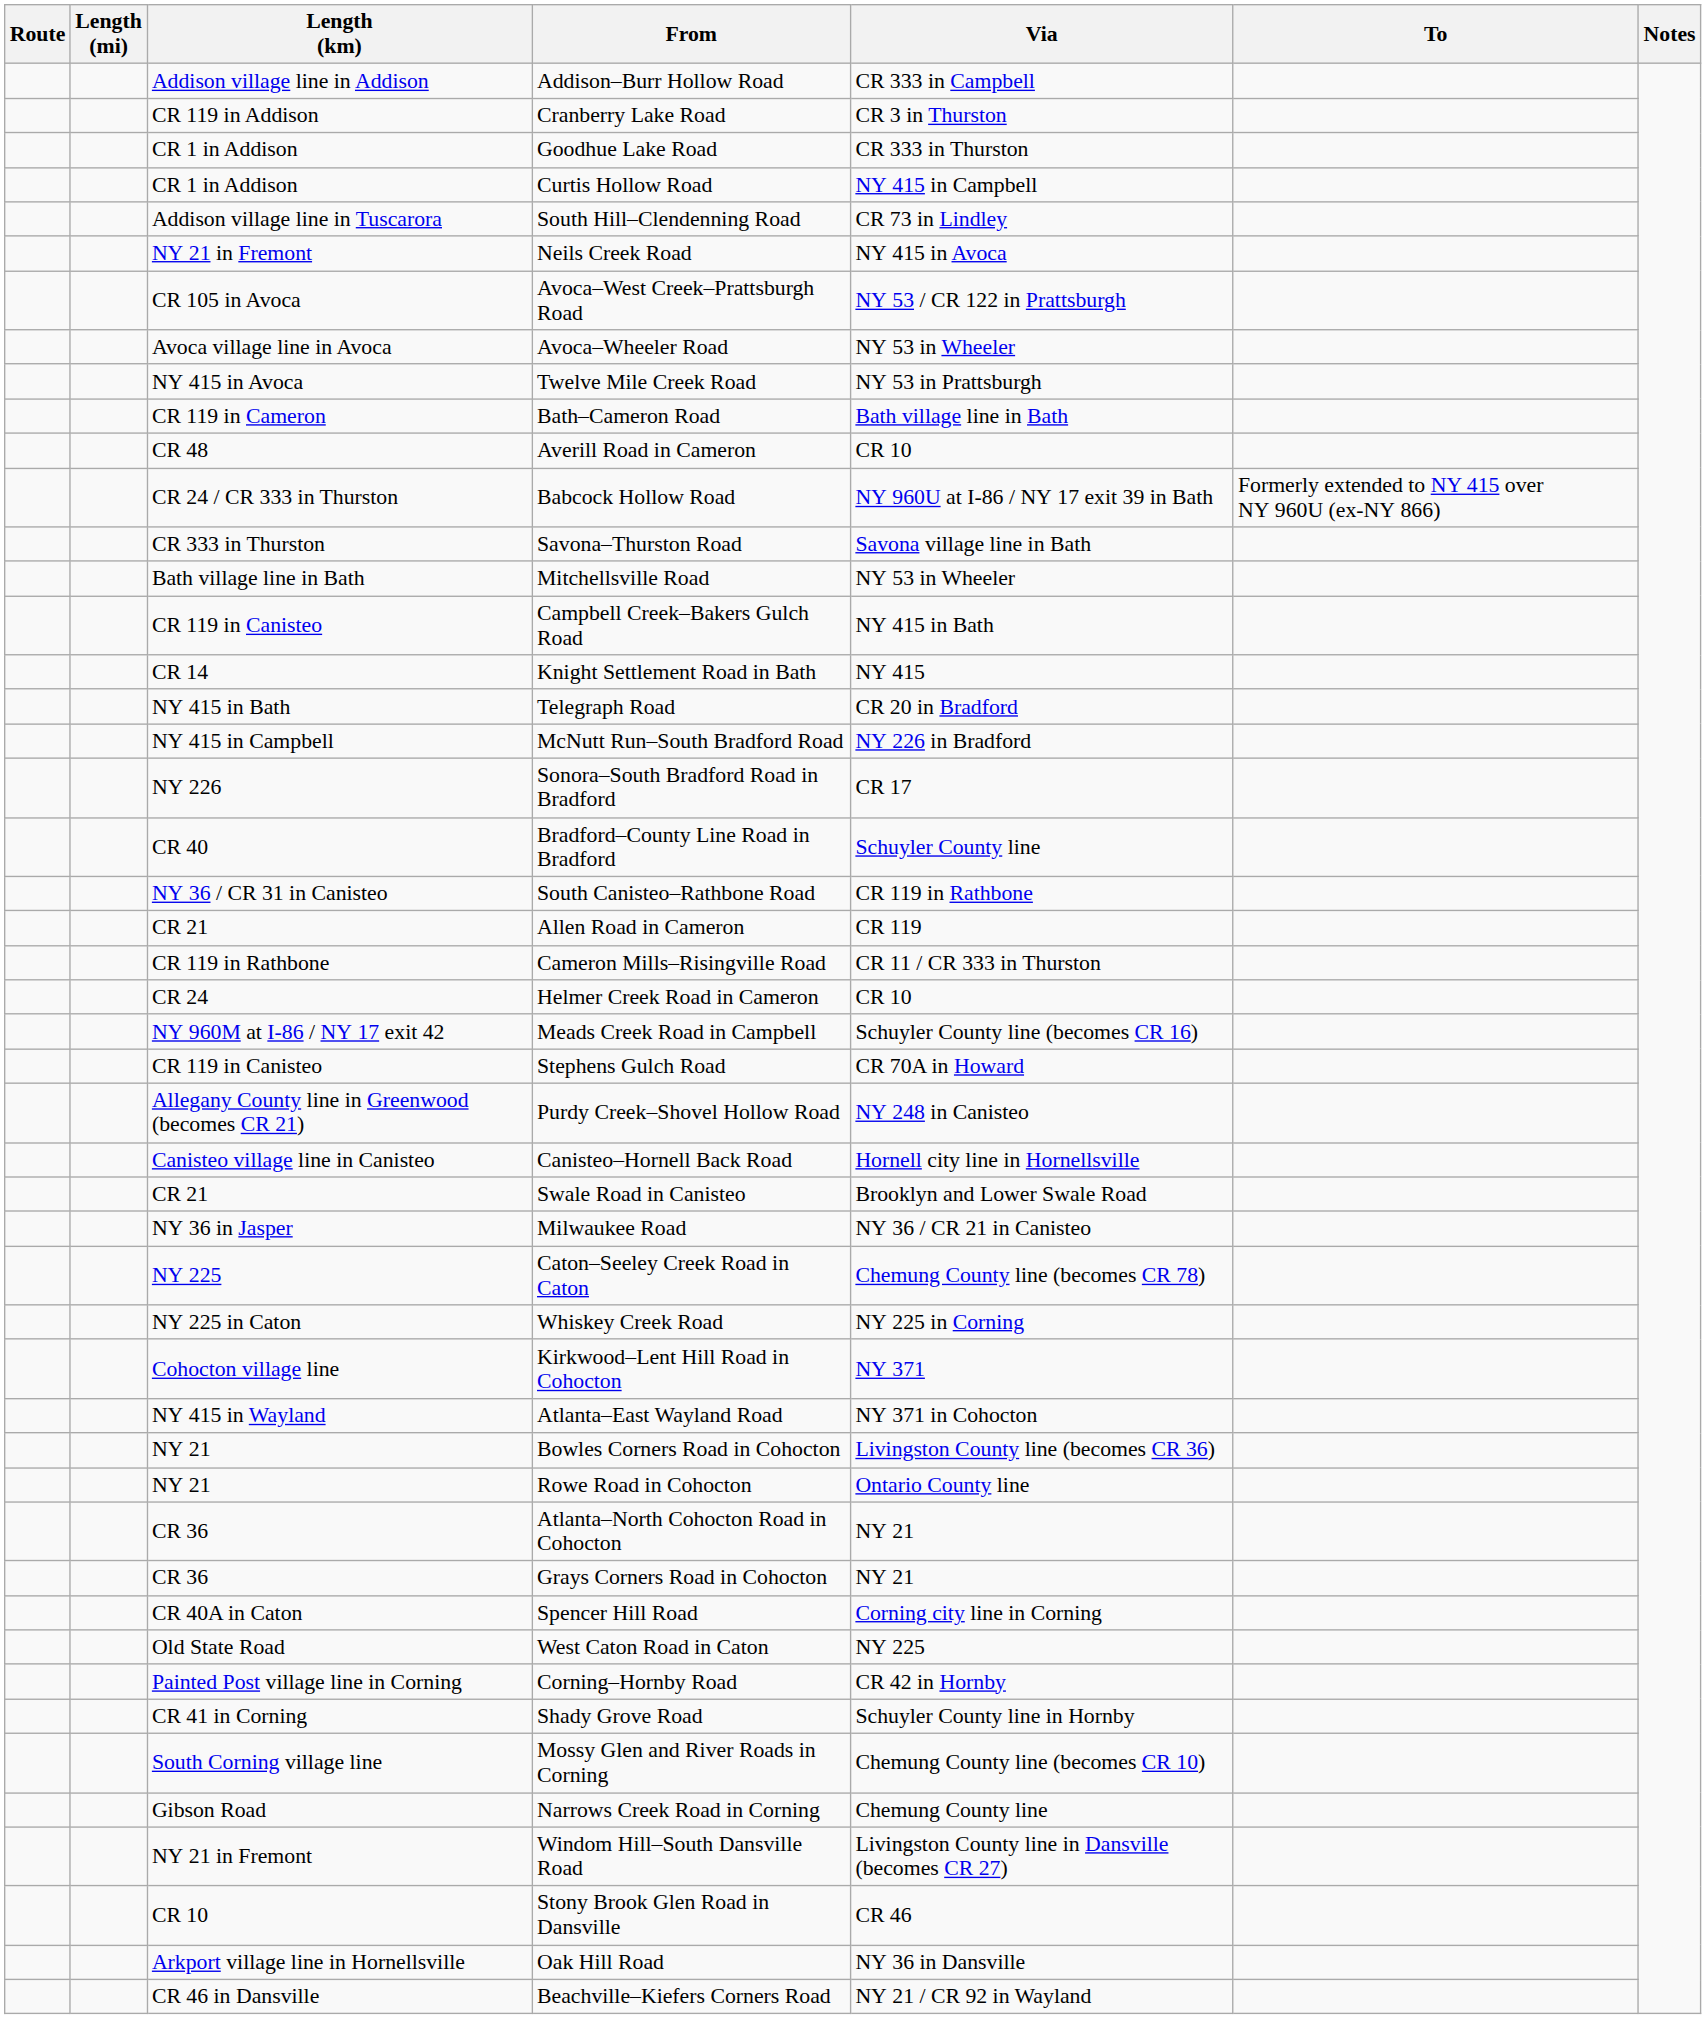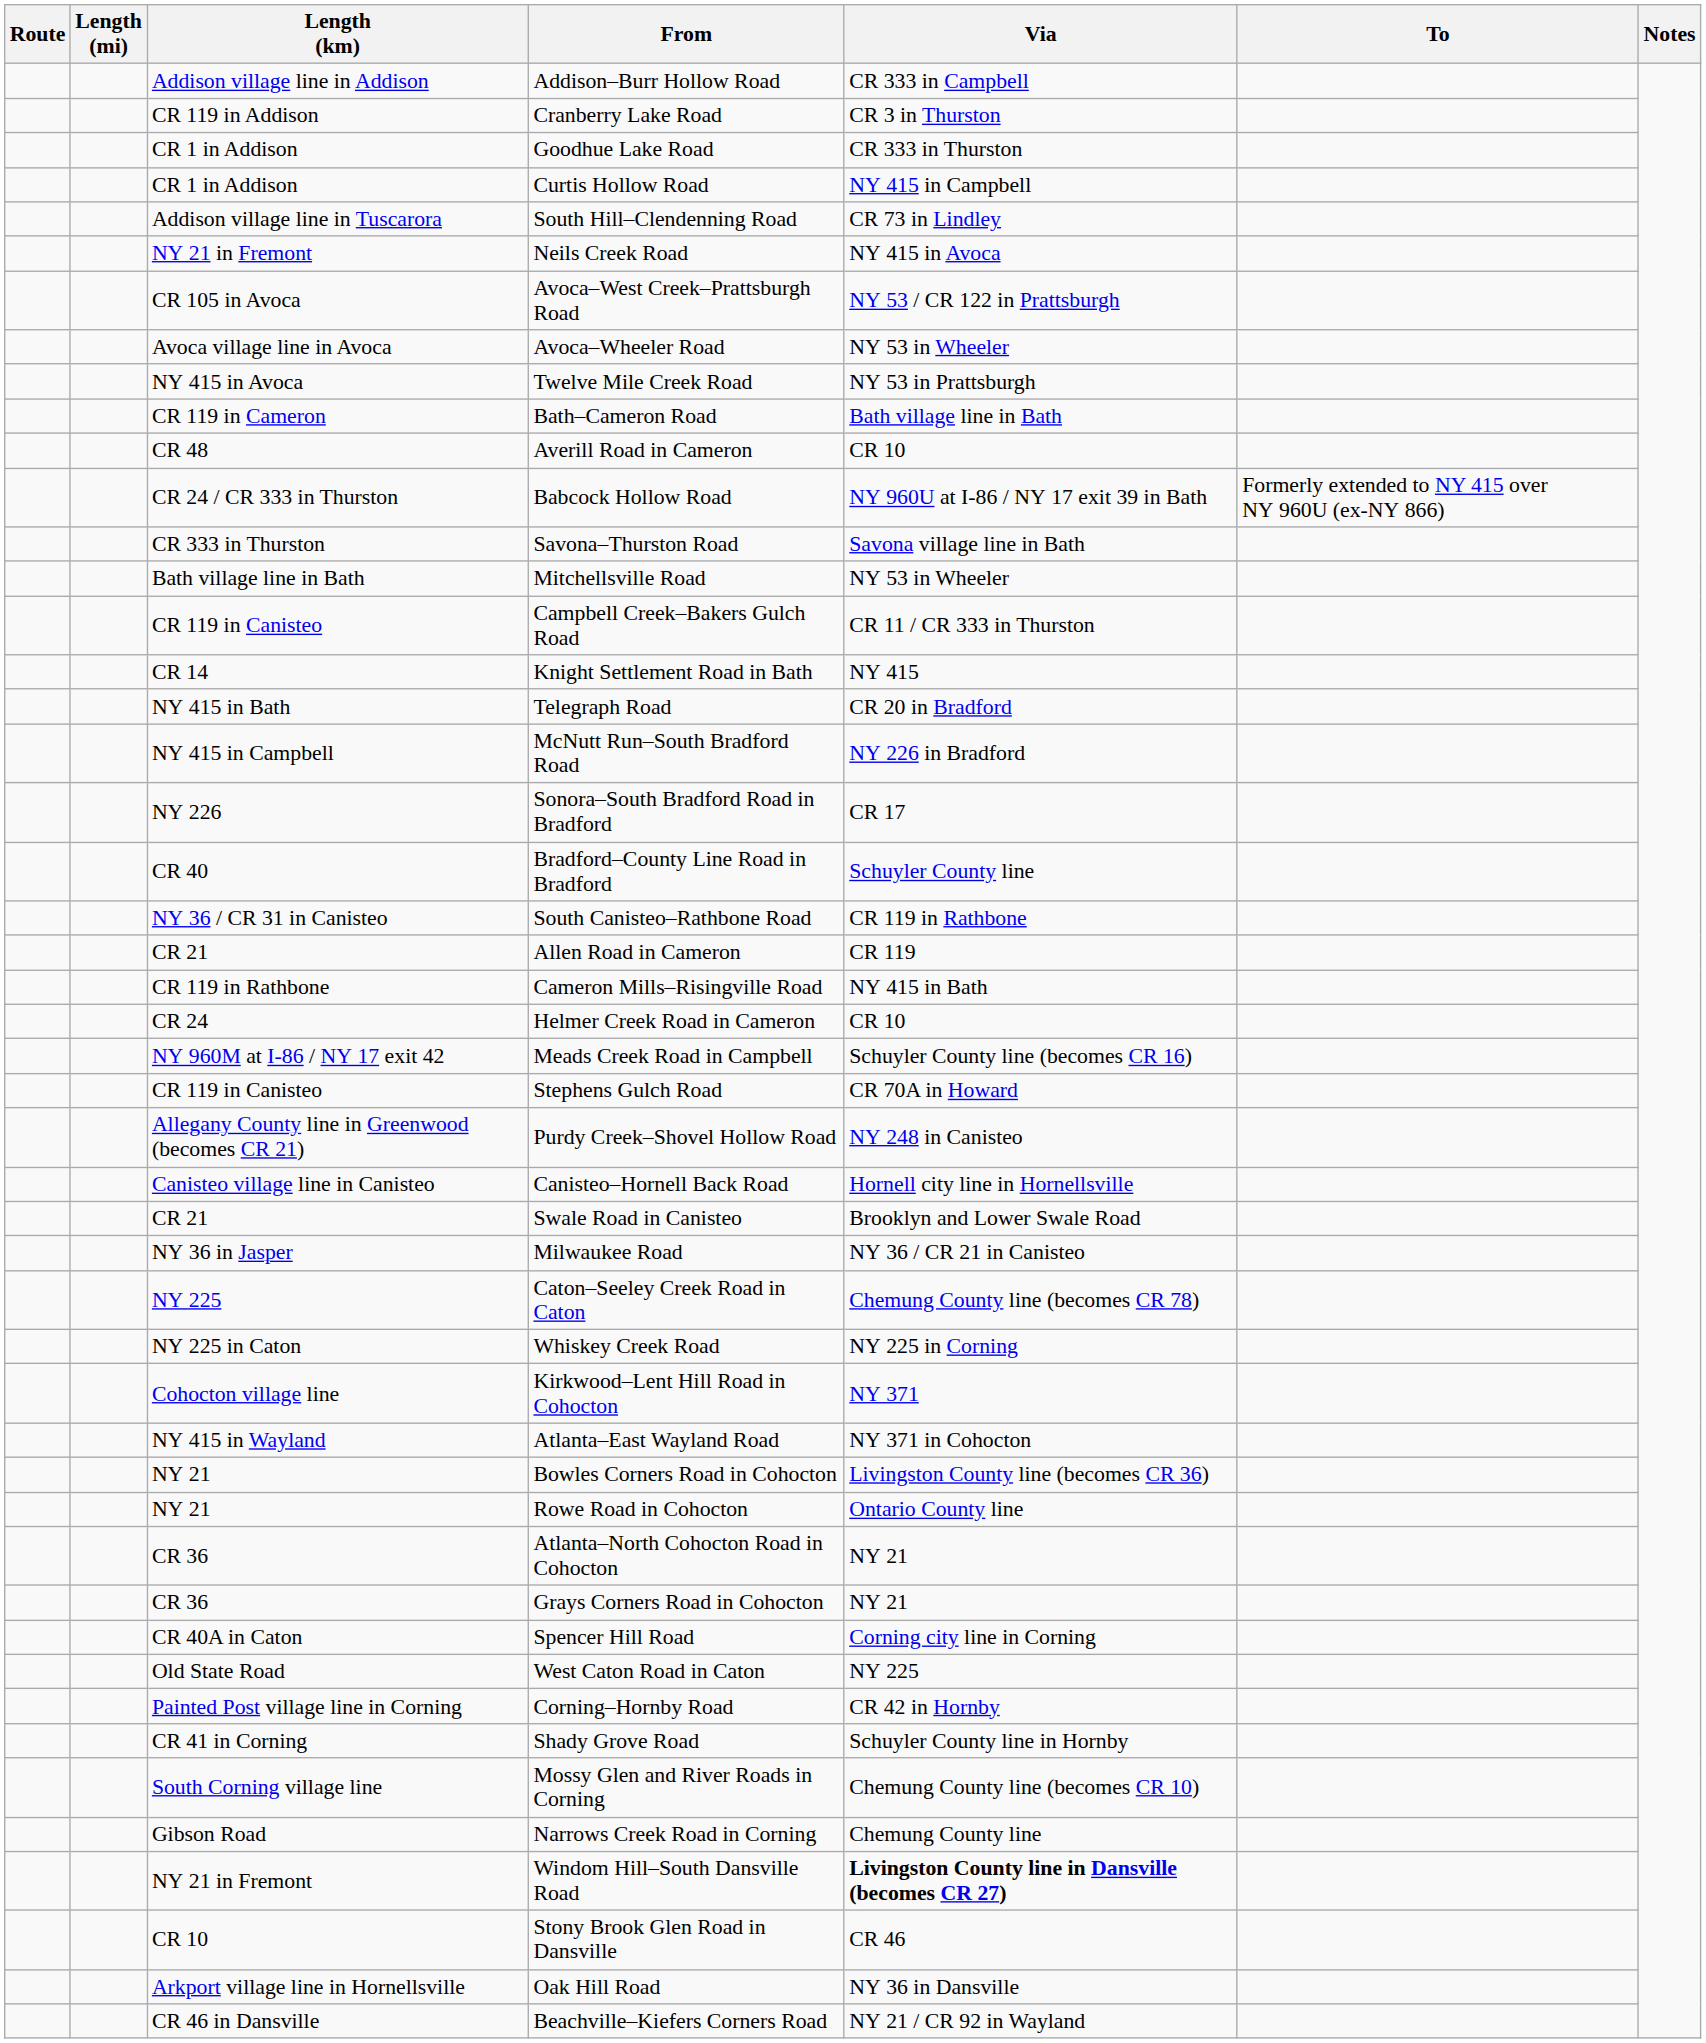(925, 625) NY 415 in Bath -> (972, 625) CR 11 / CR 333 in Thurston
(978, 962) CR 11 / CR 333 in Thurston -> (918, 986) NY 415 in Bath
(1012, 1856) normal -> (1013, 1880) bold
